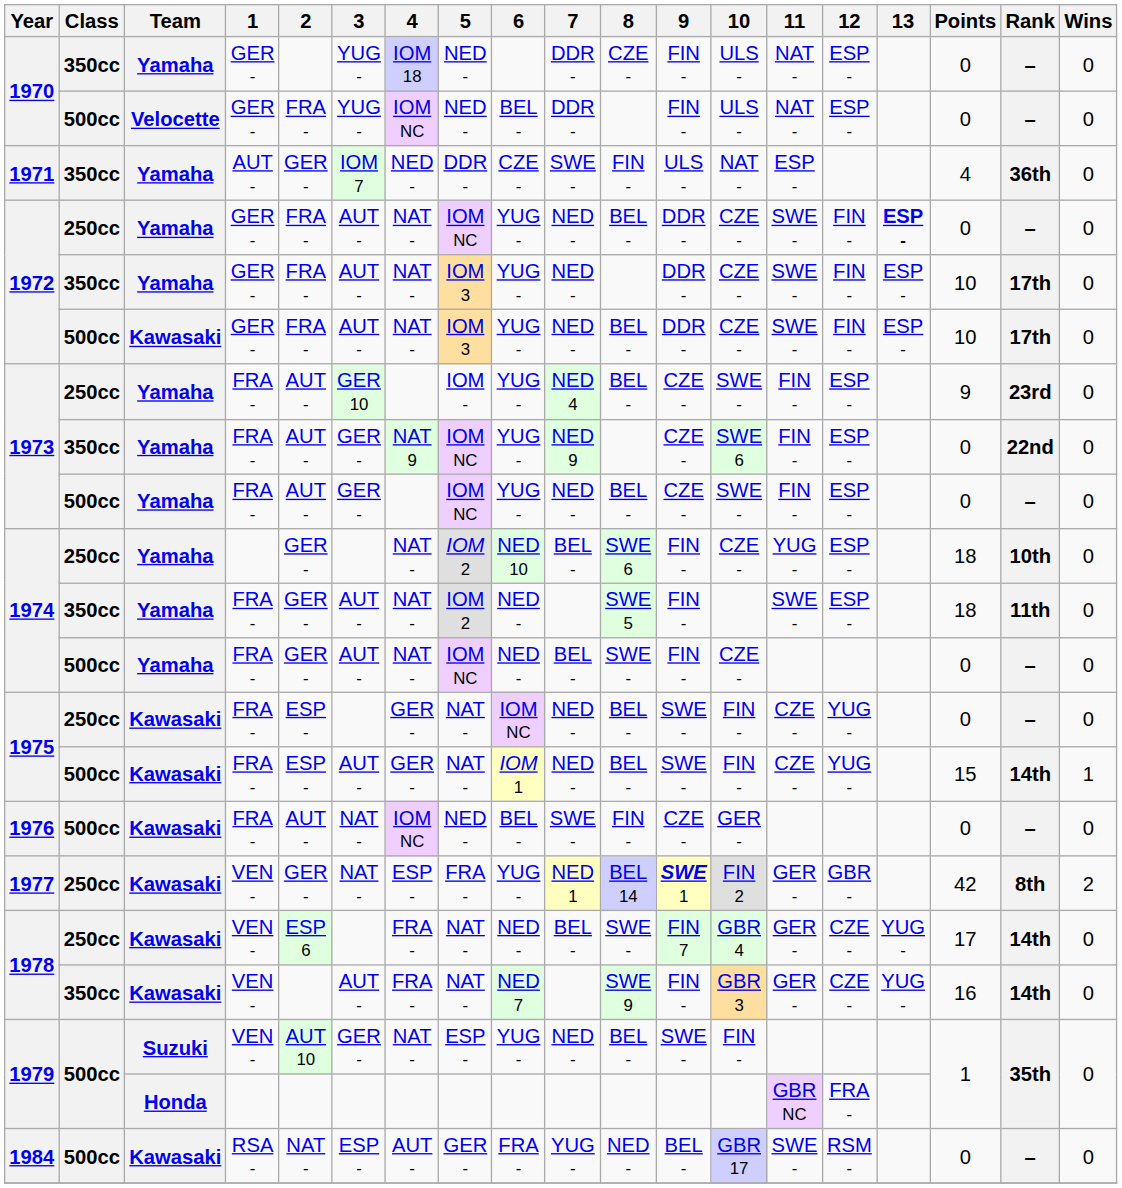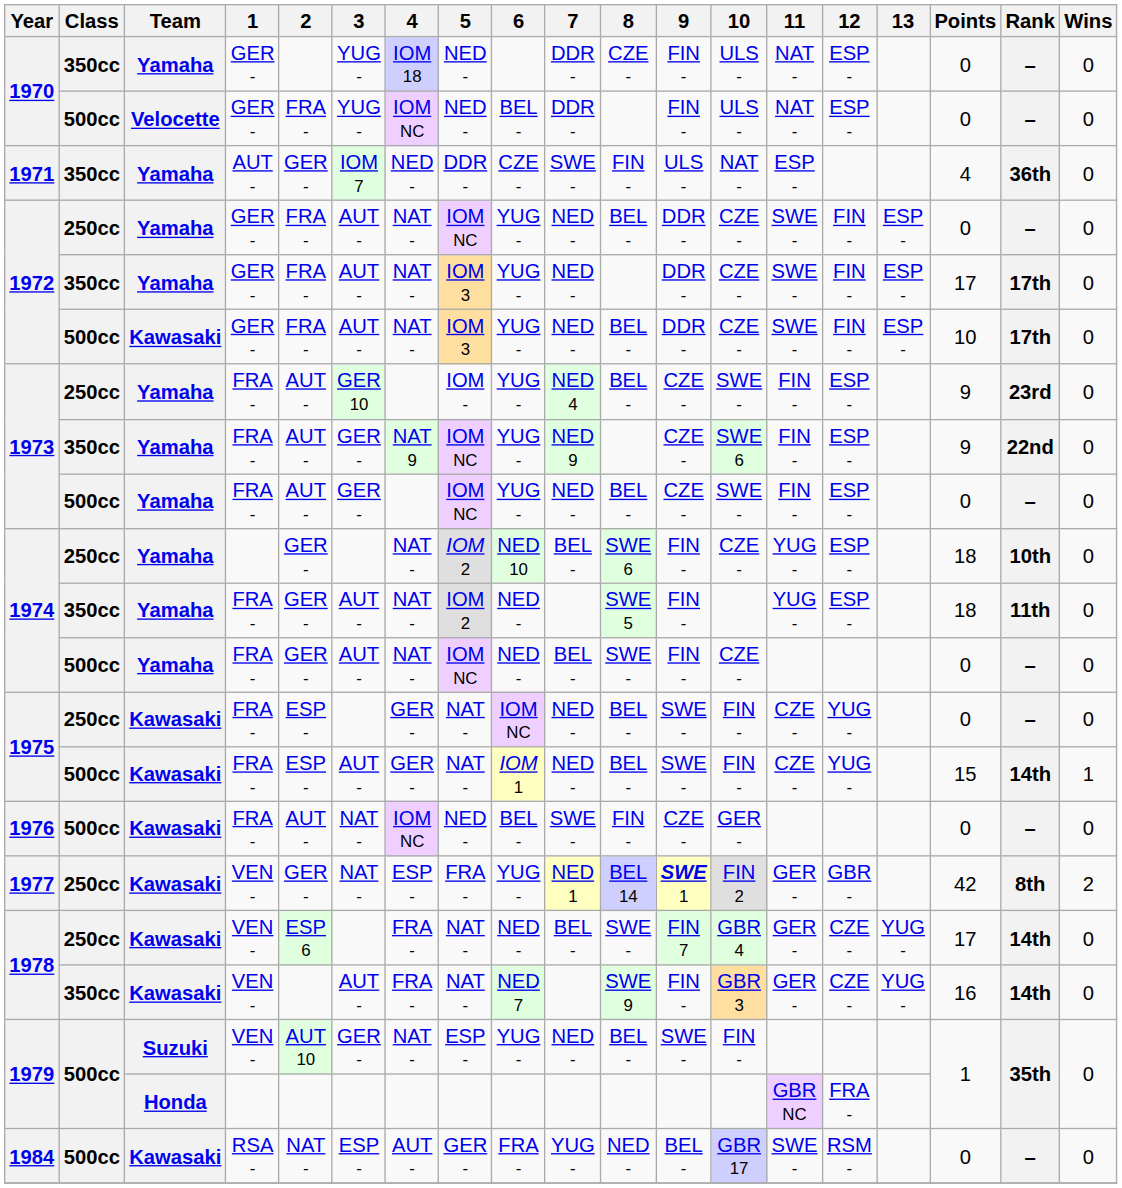(903, 228) bold -> (903, 228) normal
(965, 283) 10 -> (965, 283) 17
(965, 446) 0 -> (965, 446) 9
(795, 610) SWE - -> (795, 610) YUG -
